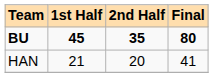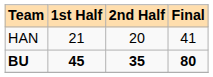rows swapped: (23, 61) <-> (18, 38)
